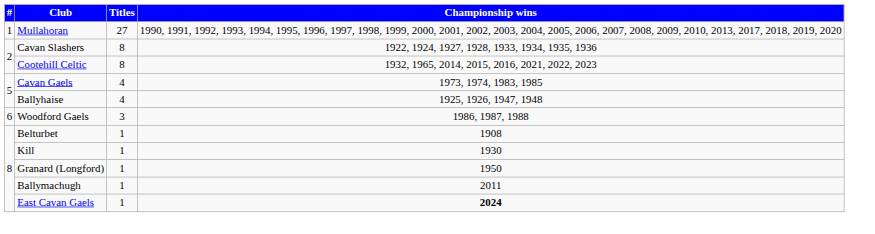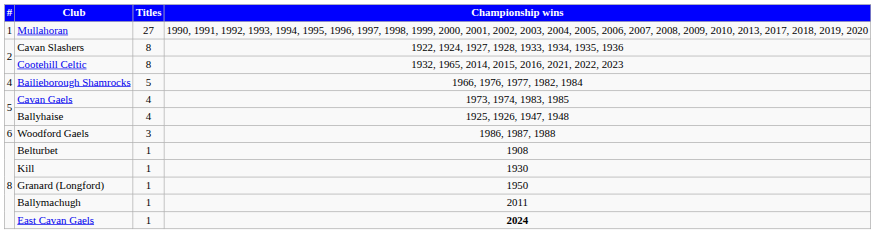+ row: (74, 82)
